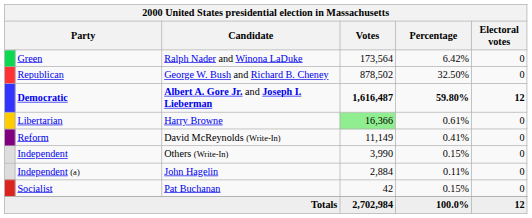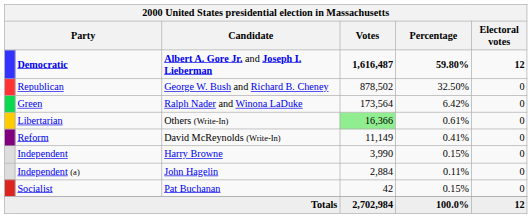rows swapped: (43, 98) <-> (30, 58)
(193, 121) Harry Browne -> (196, 121) Others (Write-In)
(196, 154) Others (Write-In) -> (193, 154) Harry Browne
